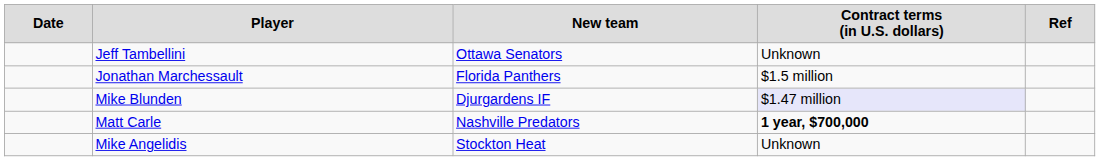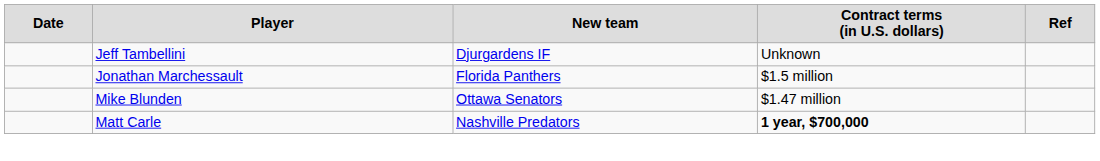(509, 54) Ottawa Senators -> (503, 54) Djurgardens IF
(503, 99) Djurgardens IF -> (509, 99) Ottawa Senators
(801, 99) lavender background -> (801, 99) no background
- row: (141, 144)
